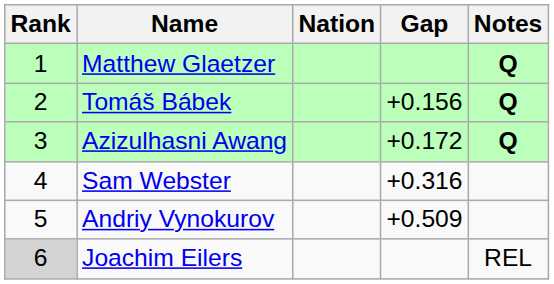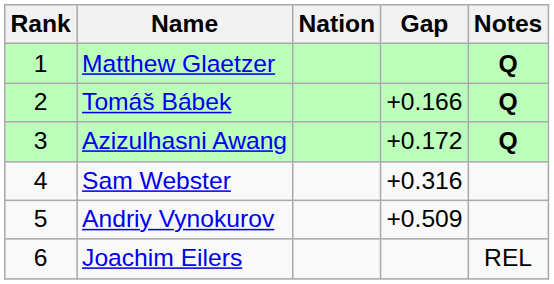(424, 102) +0.156 -> (424, 102) +0.166
(41, 258) lightgrey background -> (41, 258) no background
